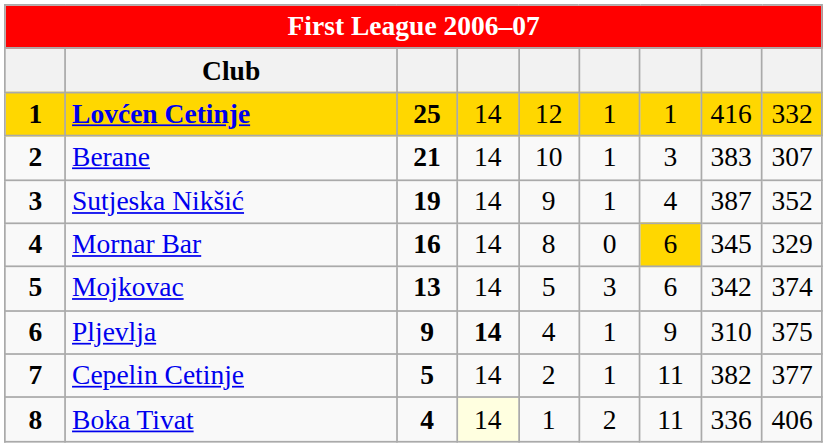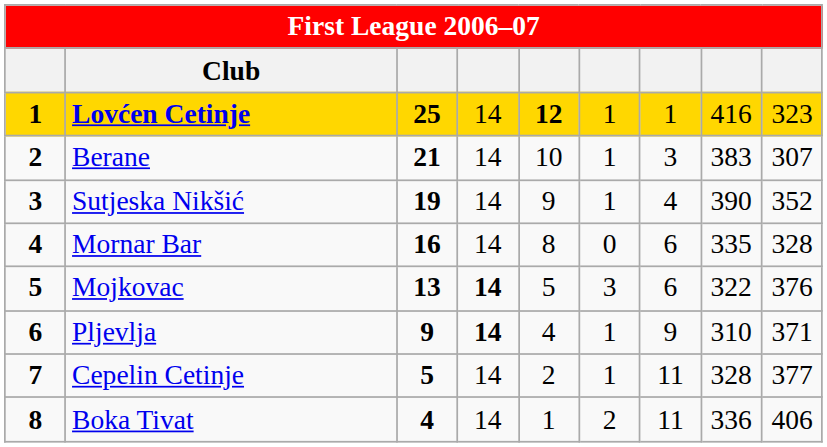(549, 113) normal -> (549, 113) bold
(792, 113) 332 -> (792, 113) 323
(731, 200) 387 -> (731, 200) 390
(670, 244) gold background -> (670, 244) no background
(731, 244) 345 -> (731, 244) 335
(792, 244) 329 -> (792, 244) 328
(488, 288) normal -> (488, 288) bold
(731, 288) 342 -> (731, 288) 322
(792, 288) 374 -> (792, 288) 376
(792, 331) 375 -> (792, 331) 371
(731, 375) 382 -> (731, 375) 328
(488, 419) lightyellow background -> (488, 419) no background
